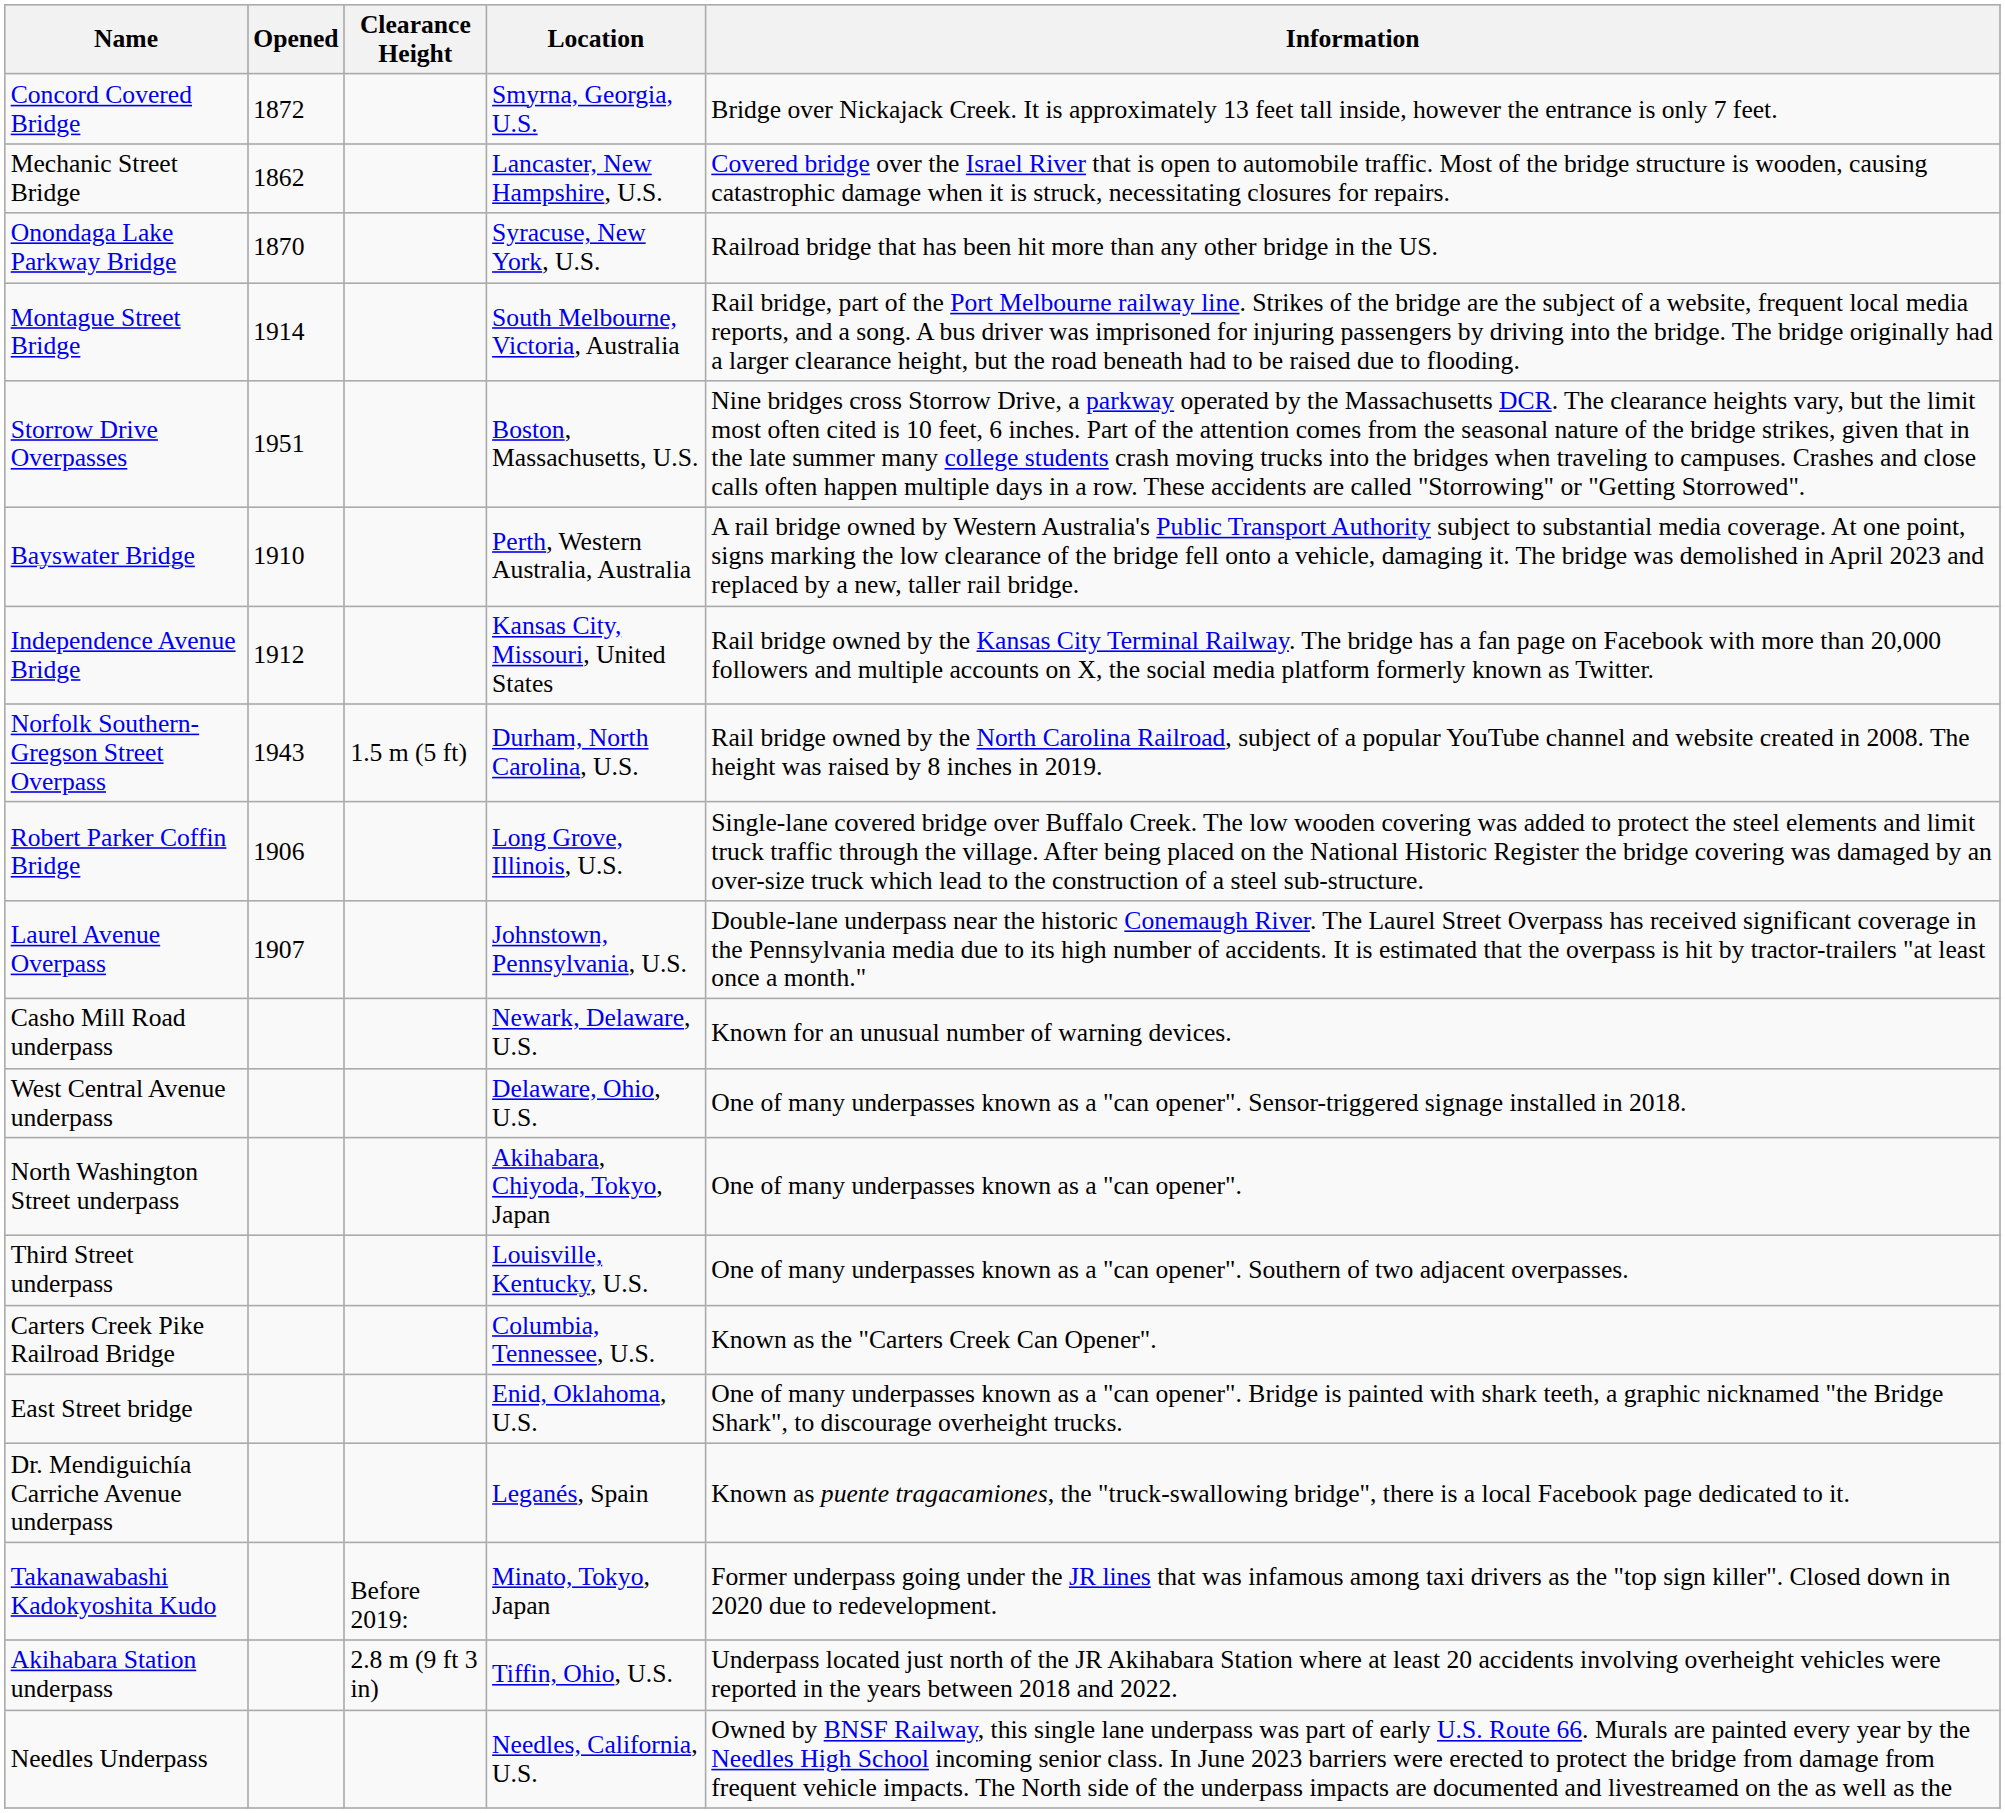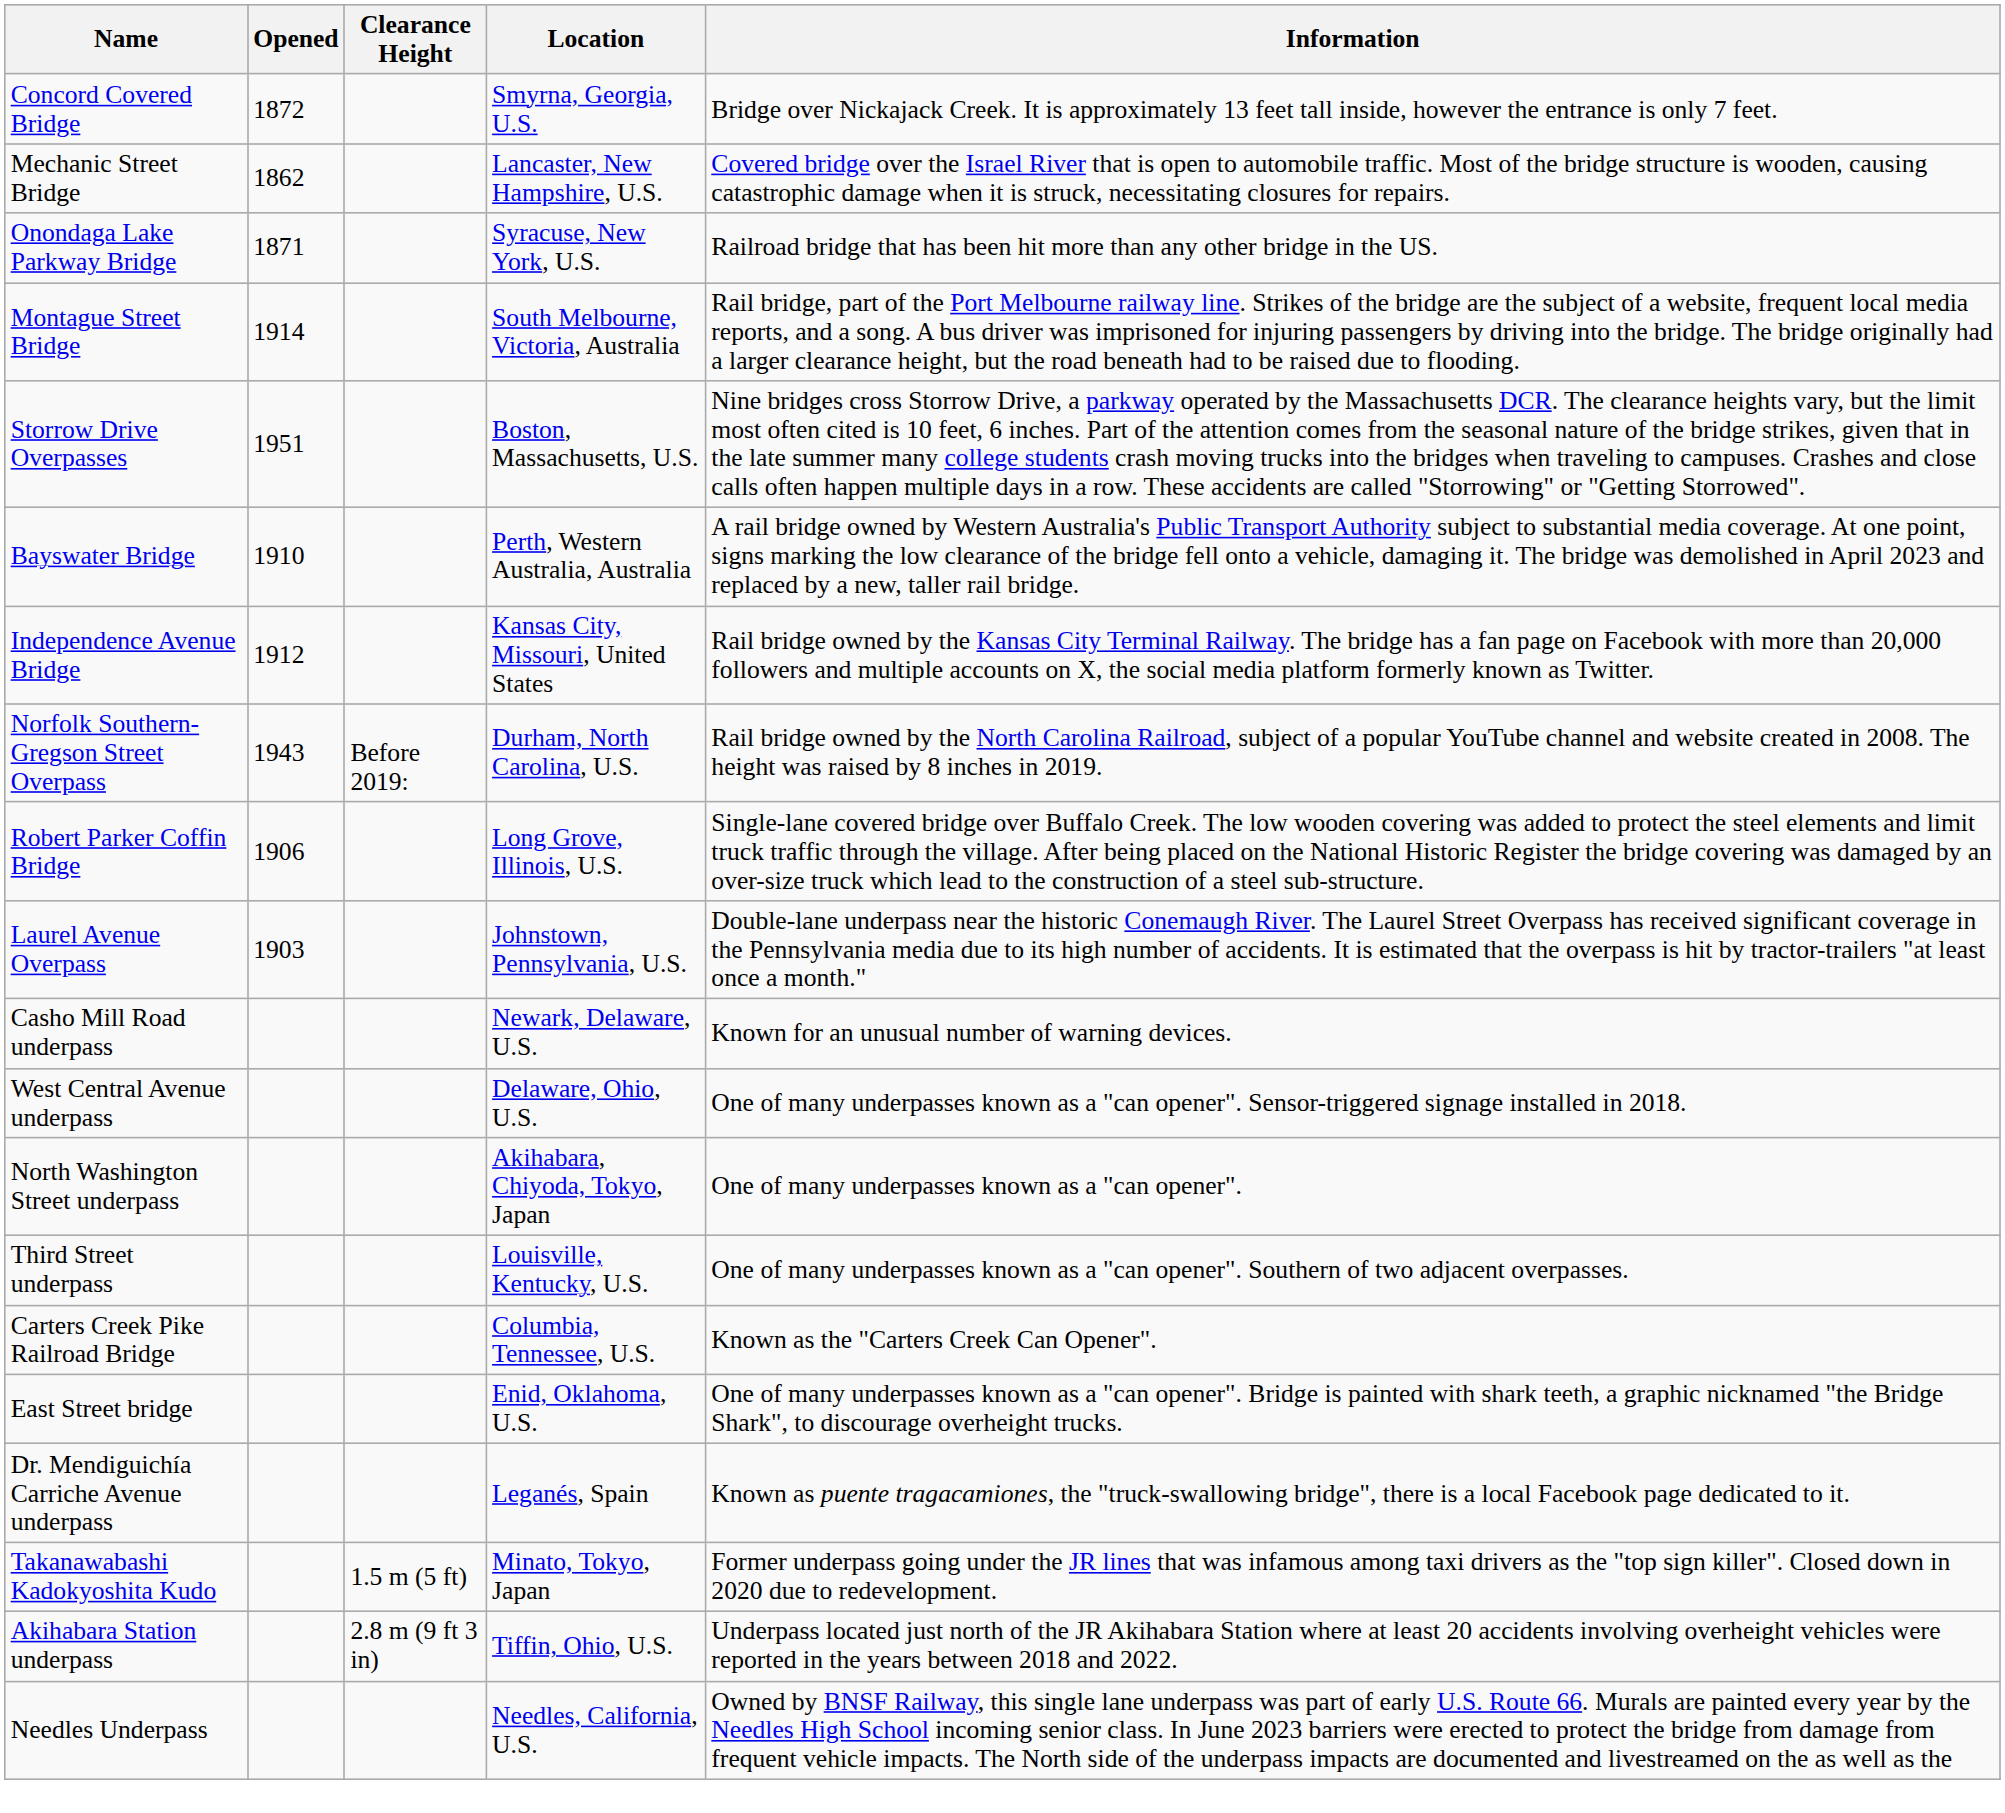(279, 247) 1870 -> (279, 247) 1871
(409, 752) 1.5 m (5 ft) -> (385, 767) Before 2019:
(279, 949) 1907 -> (279, 949) 1903
(385, 1605) Before 2019: -> (409, 1576) 1.5 m (5 ft)
